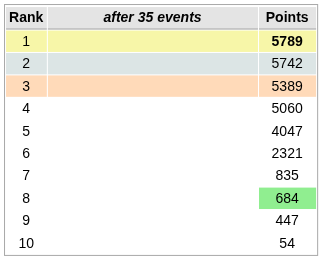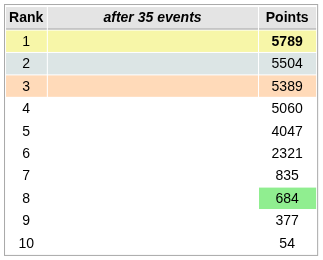(287, 64) 5742 -> (287, 64) 5504
(287, 221) 447 -> (287, 221) 377
